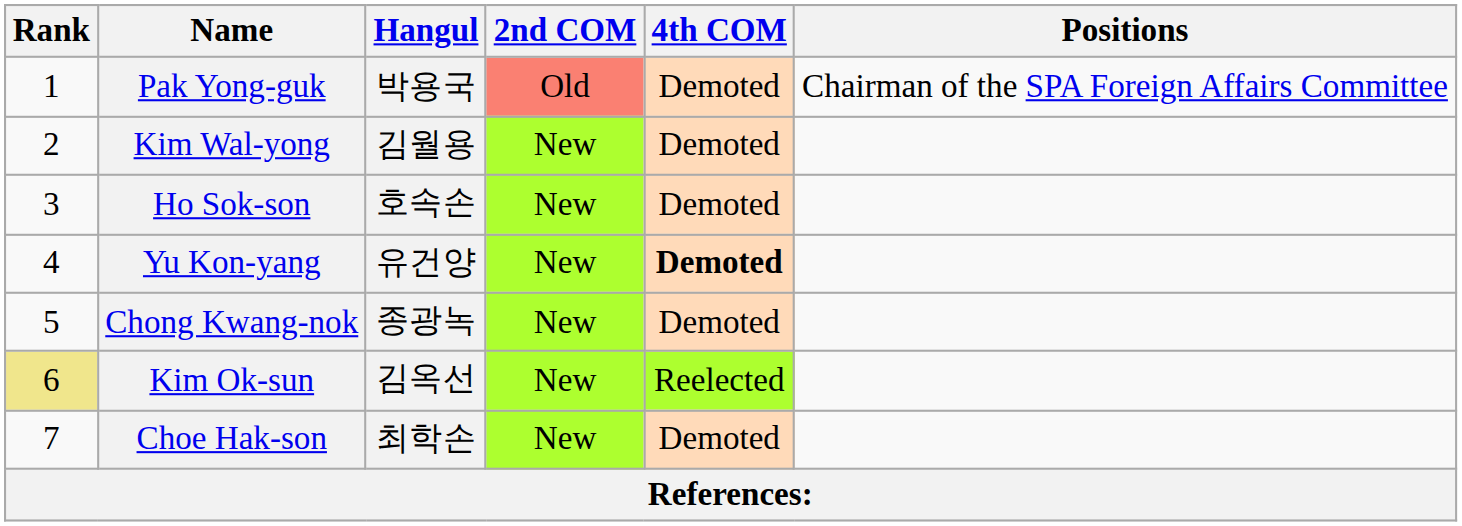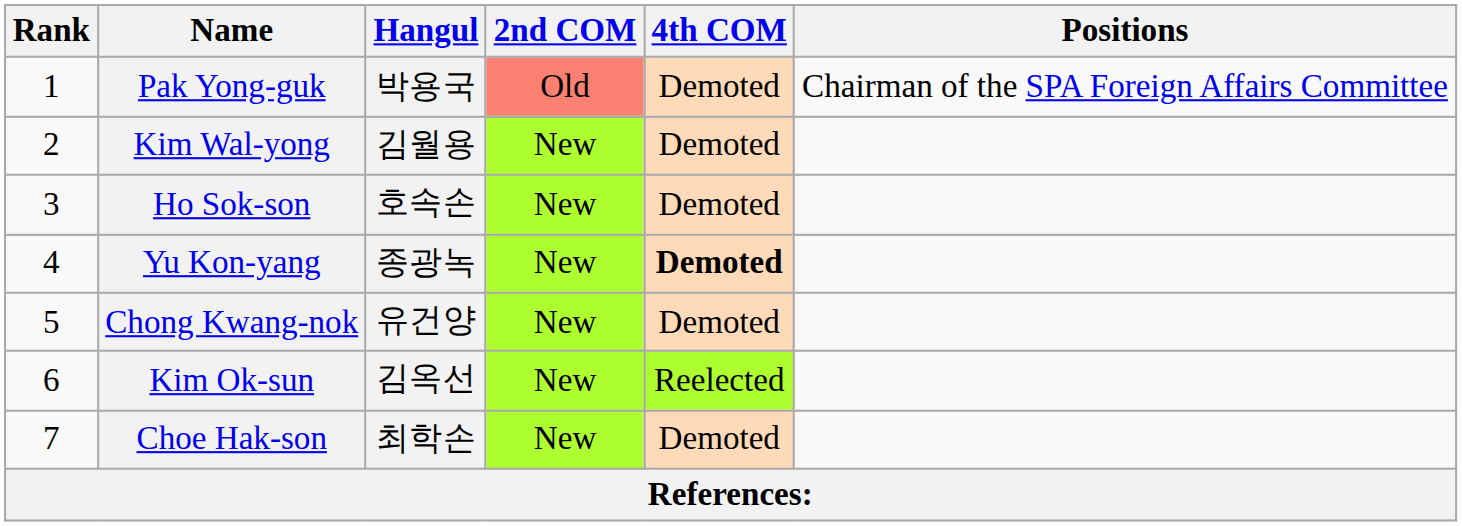(426, 261) 유건양 -> (426, 261) 종광녹
(426, 320) 종광녹 -> (426, 320) 유건양
(51, 380) khaki background -> (51, 380) no background
